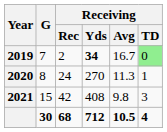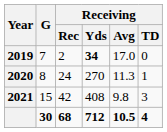(124, 55) 16.7 -> (124, 55) 17.0
(145, 55) lightgreen background -> (145, 55) no background
